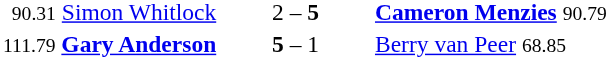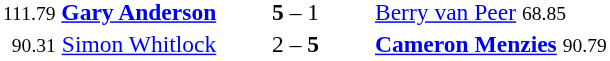rows swapped: (110, 44) <-> (114, 12)
